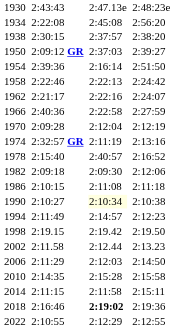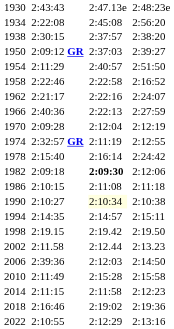(48, 67) 2:39:36 -> (48, 67) 2:11:29
(106, 67) 2:16:14 -> (106, 67) 2:40:57
(106, 82) 2:22:13 -> (106, 82) 2:22:58
(149, 82) 2:24:42 -> (149, 82) 2:16:52
(106, 112) 2:22:58 -> (106, 112) 2:22:13
(149, 141) 2:13:16 -> (149, 141) 2:12:55
(106, 156) 2:40:57 -> (106, 156) 2:16:14
(149, 156) 2:16:52 -> (149, 156) 2:24:42
(106, 171) normal -> (106, 171) bold
(48, 216) 2:11:49 -> (48, 216) 2:14:35
(149, 216) 2:12:23 -> (149, 216) 2:15:11
(48, 261) 2:11:29 -> (48, 261) 2:39:36
(48, 276) 2:14:35 -> (48, 276) 2:11:49
(149, 291) 2:15:11 -> (149, 291) 2:12:23
(106, 306) bold -> (106, 306) normal
(149, 321) 2:12:55 -> (149, 321) 2:13:16
